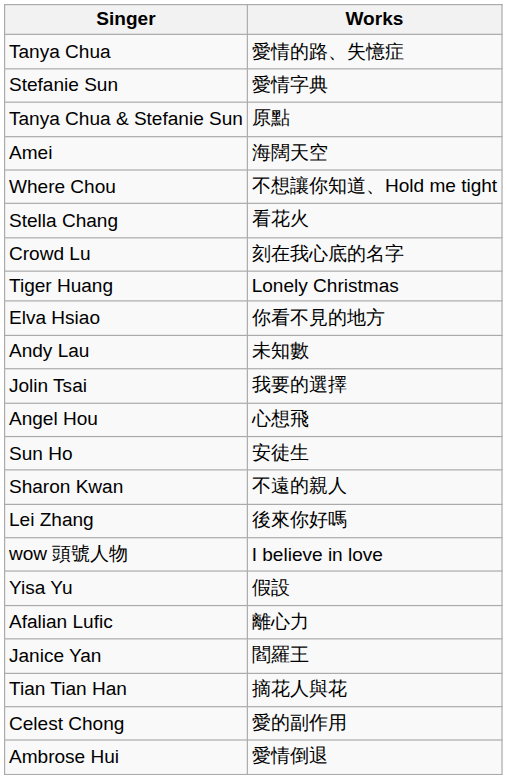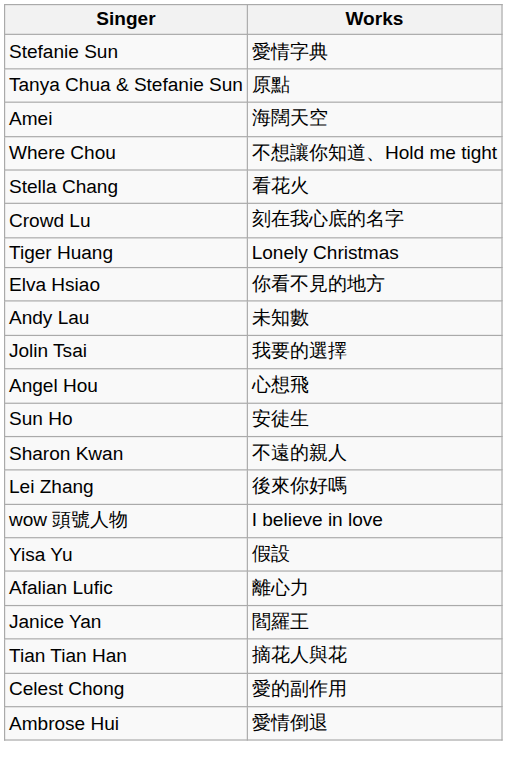- row: (60, 51)
